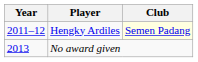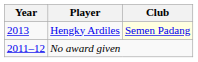(26, 30) 2011–12 -> (18, 30) 2013
(18, 48) 2013 -> (26, 48) 2011–12
